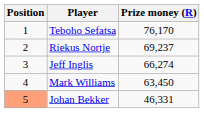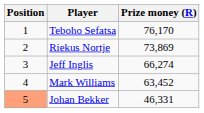(159, 47) 69,237 -> (159, 47) 73,869
(159, 82) 63,450 -> (159, 82) 63,452
